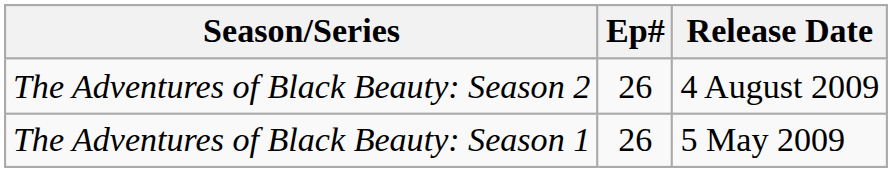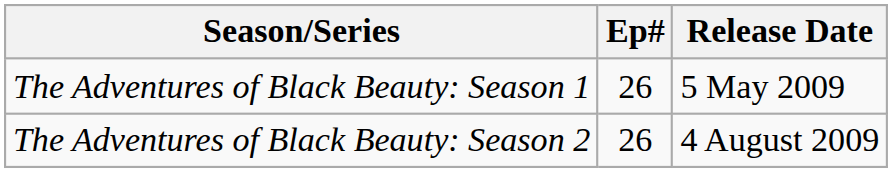rows swapped: (302, 139) <-> (302, 85)
